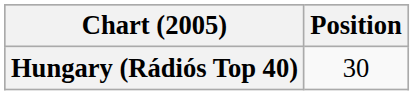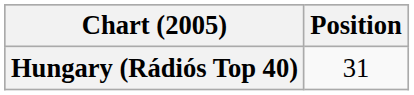(356, 67) 30 -> (356, 67) 31
